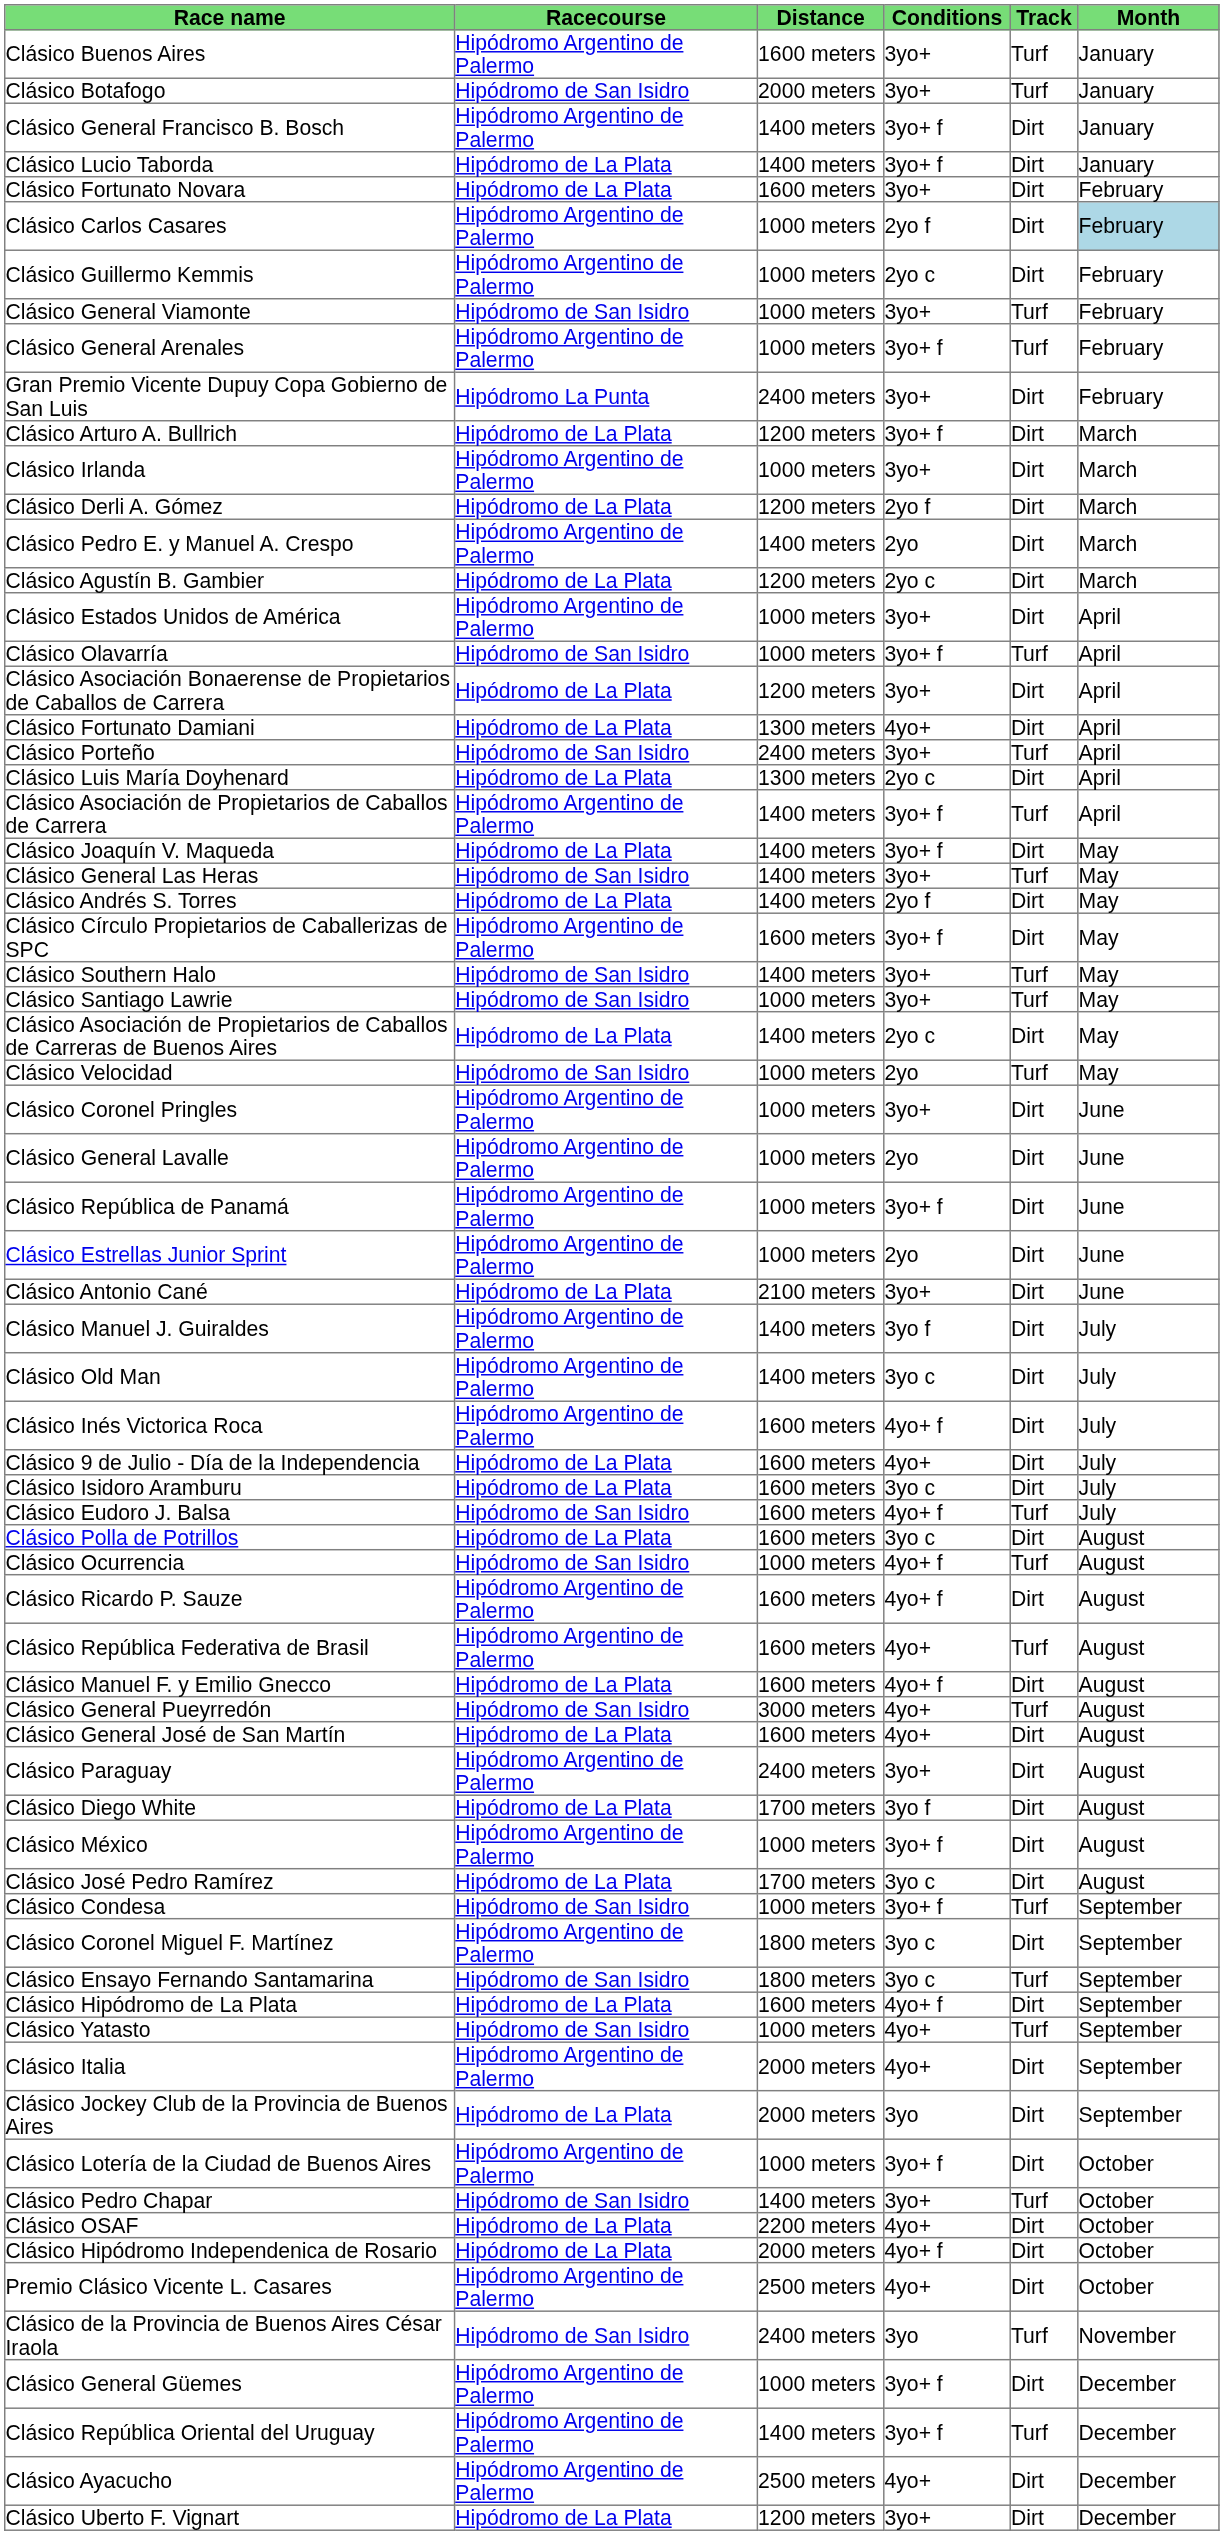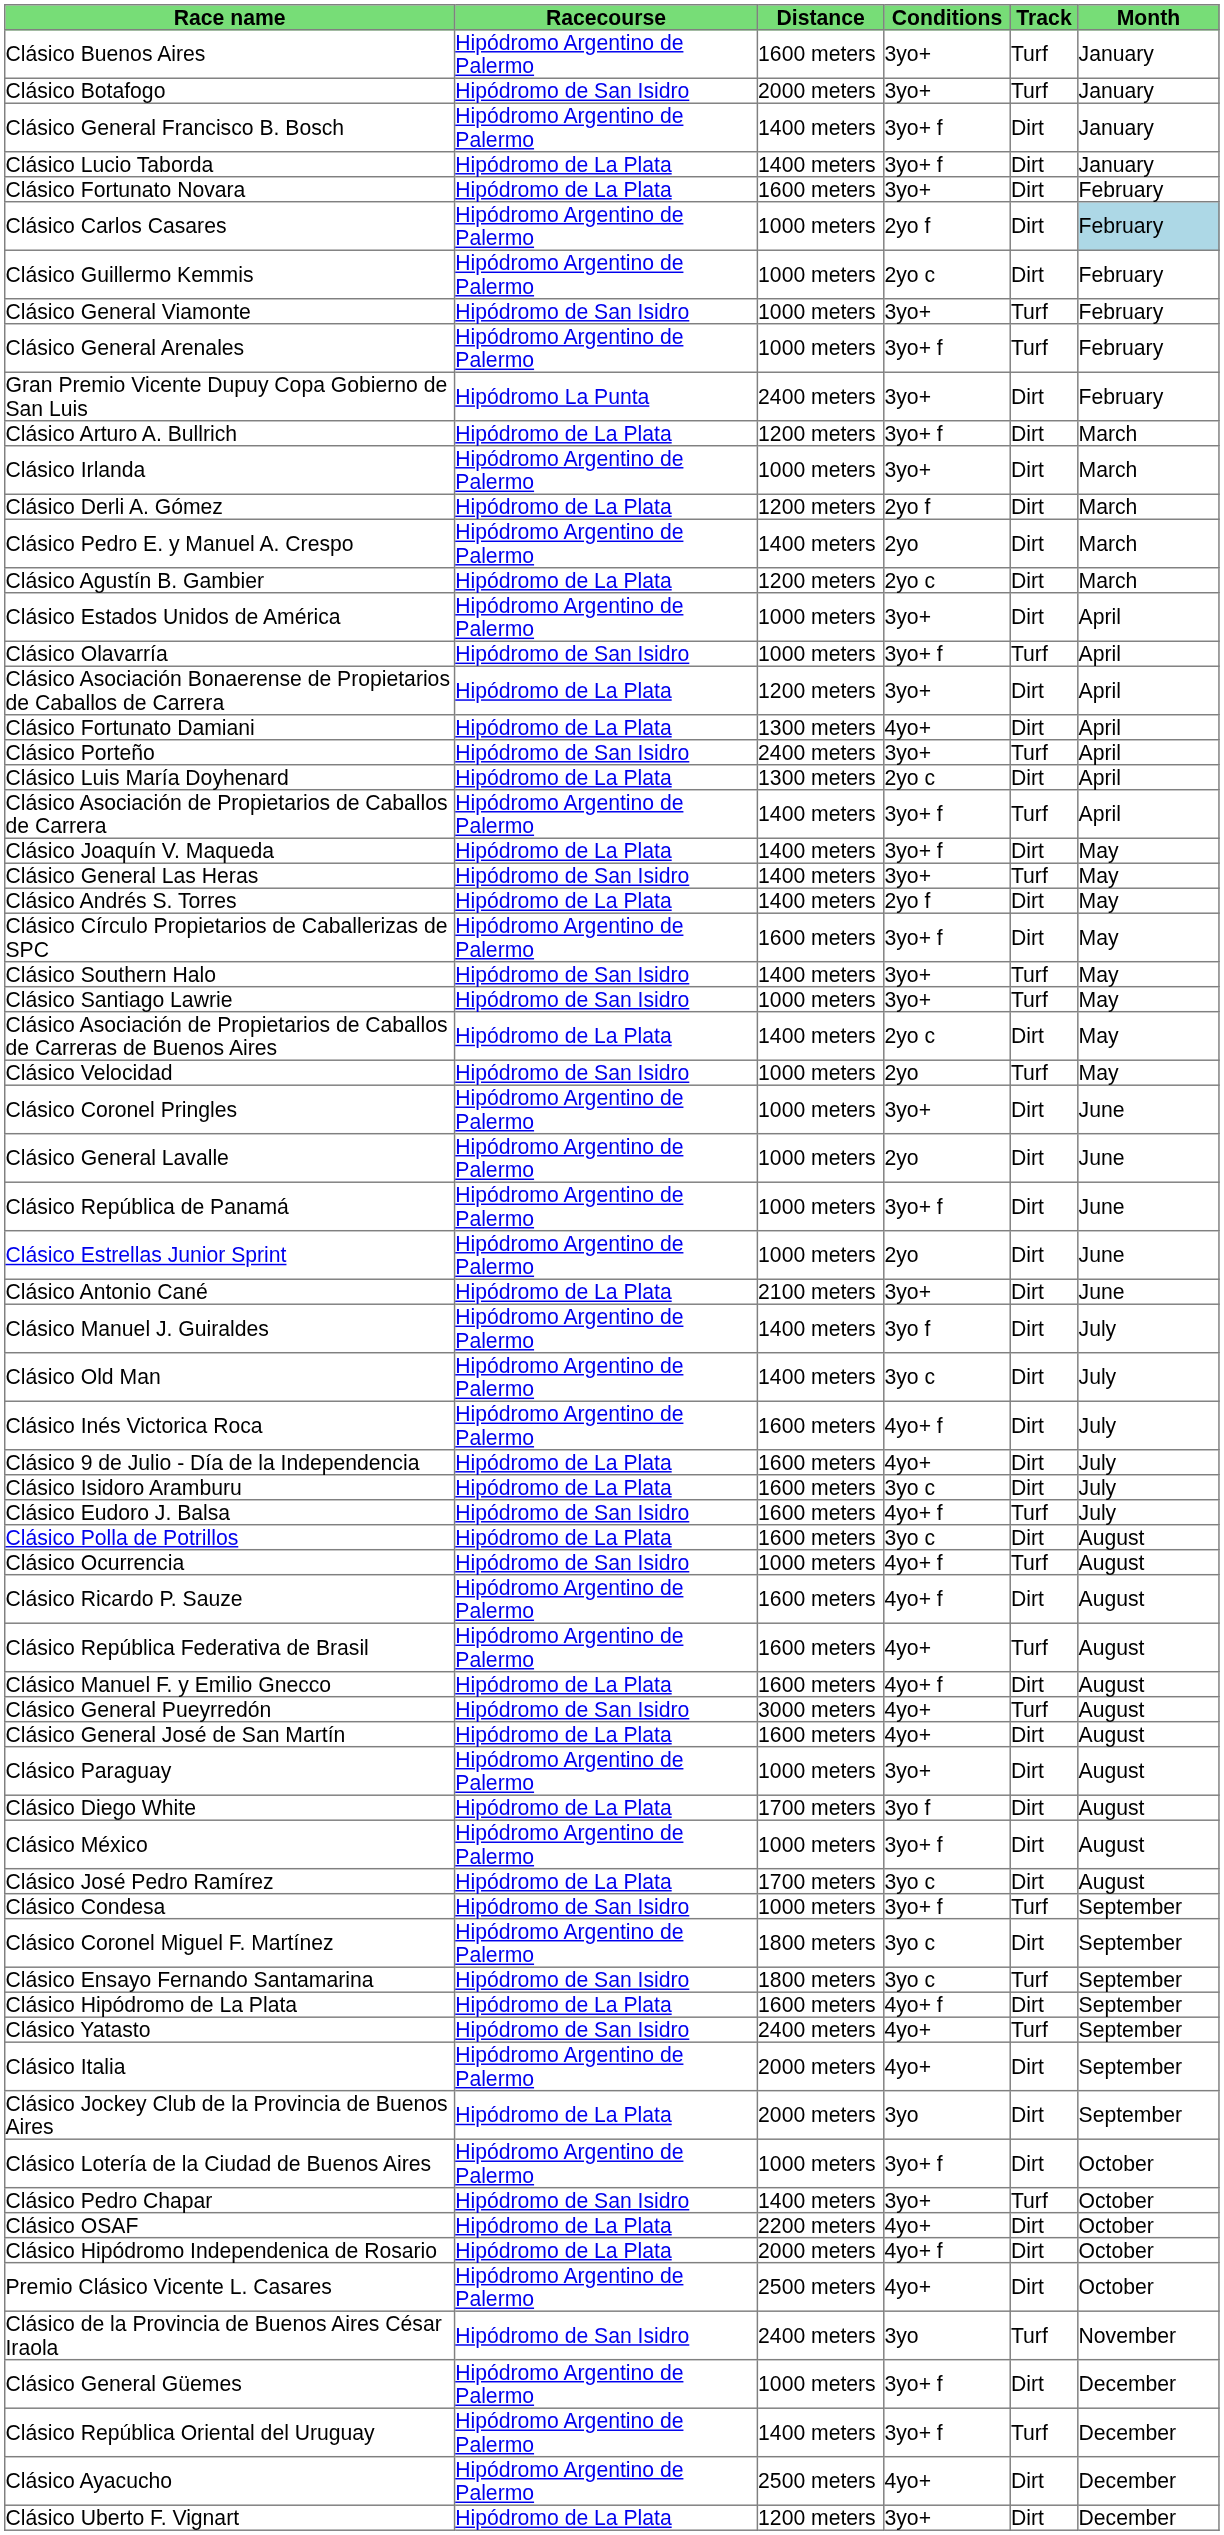(817, 1771) 2400 meters -> (817, 1771) 1000 meters
(817, 2030) 1000 meters -> (817, 2030) 2400 meters
